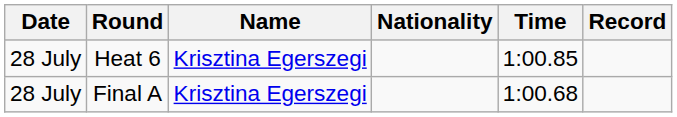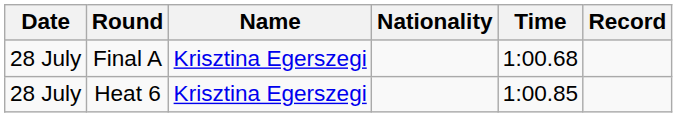rows swapped: (127, 58) <-> (127, 93)
